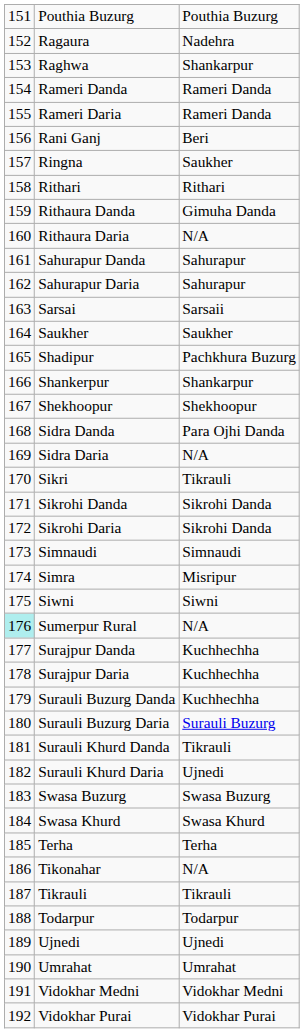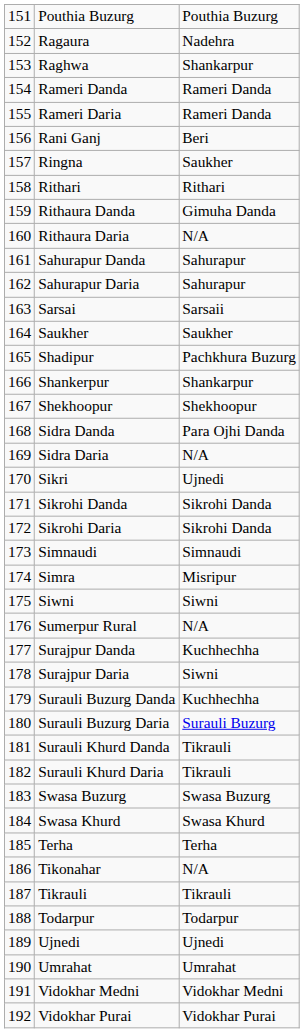(207, 479) Tikrauli -> (203, 479) Ujnedi
(20, 625) paleturquoise background -> (20, 625) no background
(221, 674) Kuchhechha -> (200, 674) Siwni
(203, 771) Ujnedi -> (207, 771) Tikrauli
